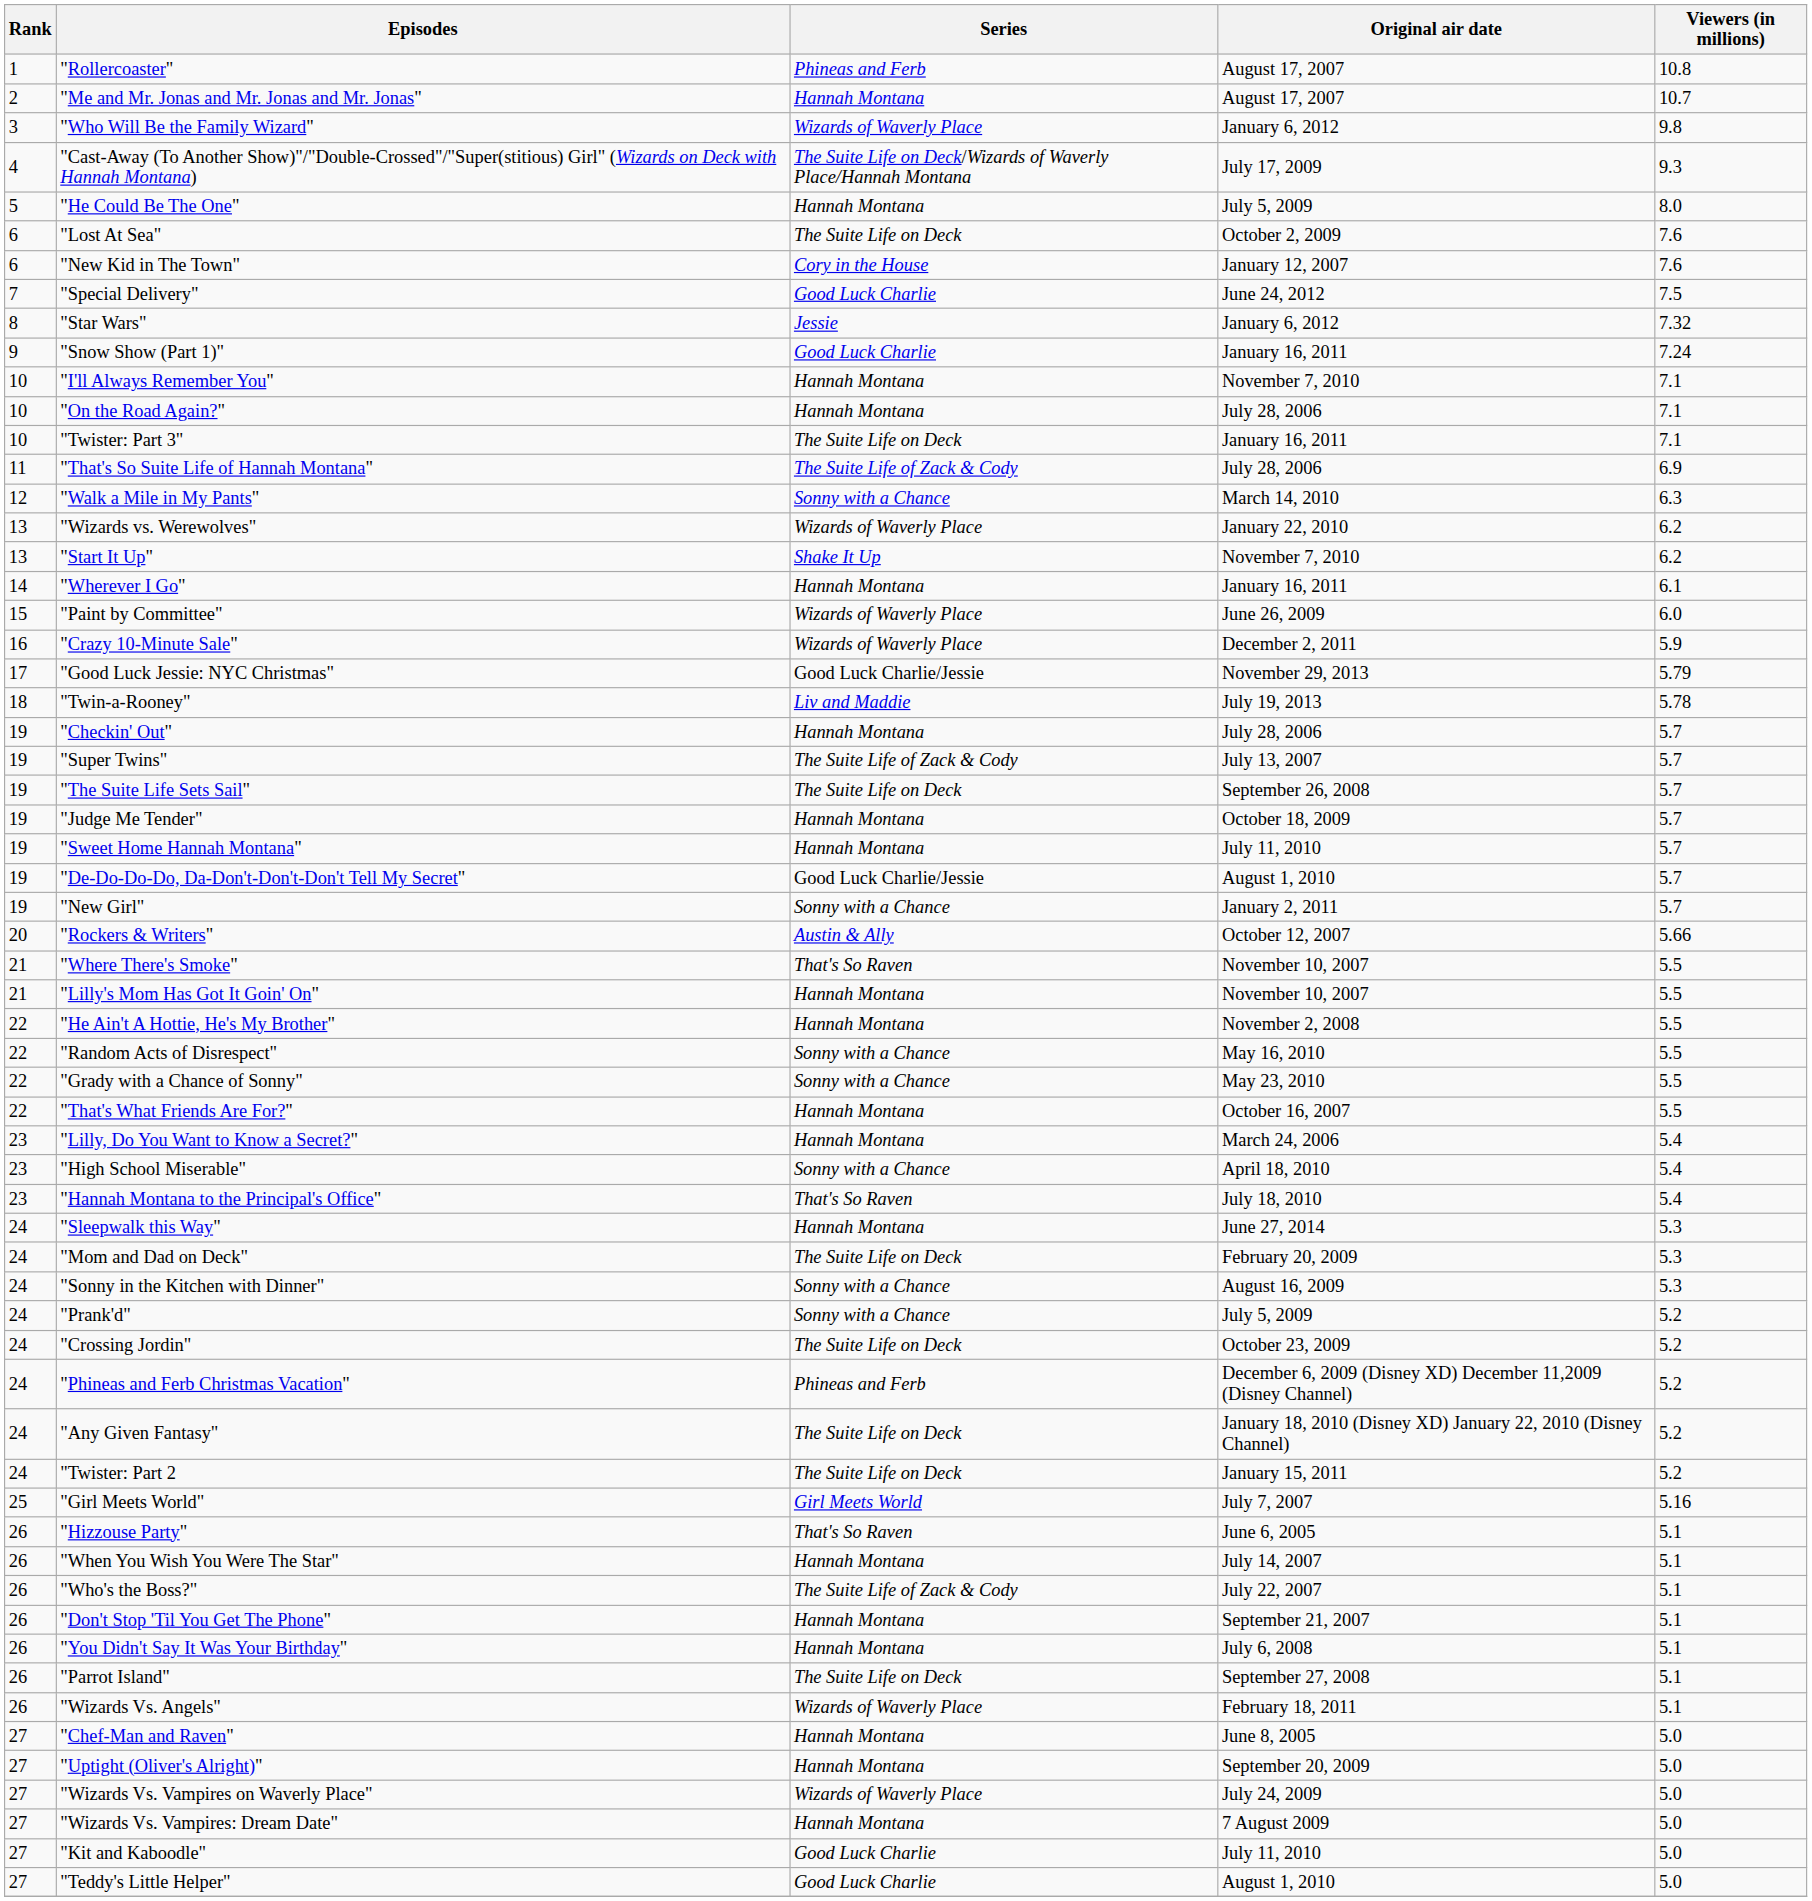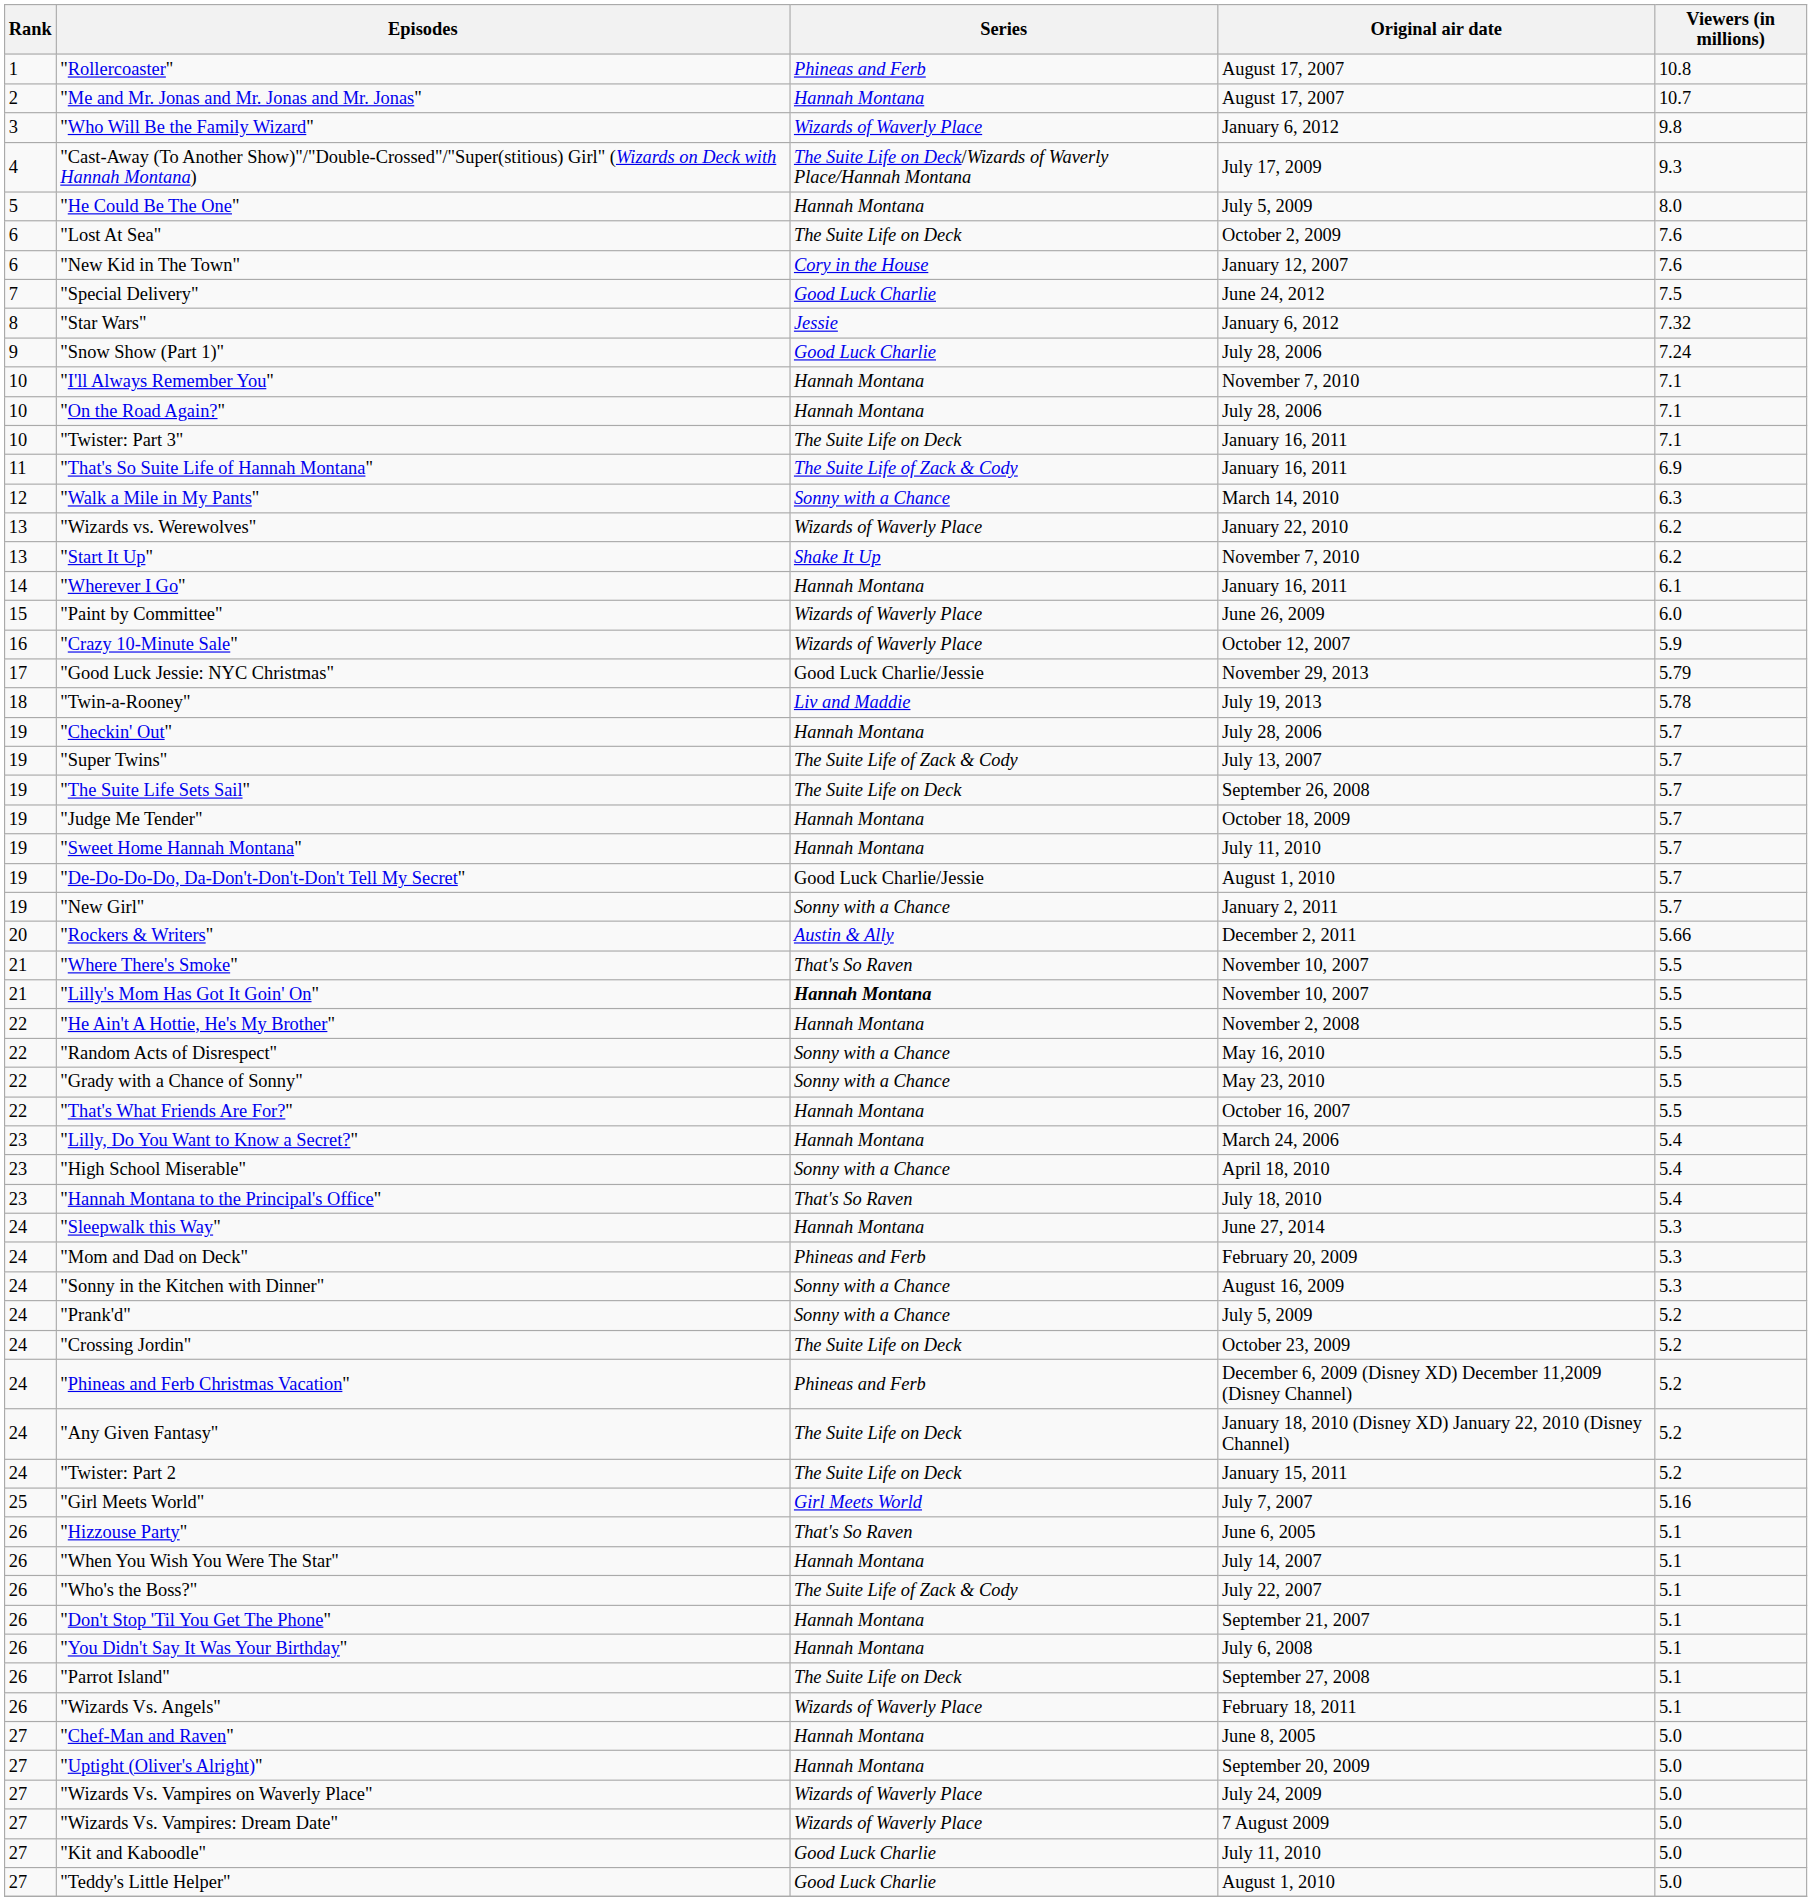(1285, 352) January 16, 2011 -> (1272, 352) July 28, 2006
(1272, 469) July 28, 2006 -> (1285, 469) January 16, 2011
(1289, 644) December 2, 2011 -> (1286, 644) October 12, 2007
(1286, 935) October 12, 2007 -> (1289, 935) December 2, 2011
(859, 994) normal -> (863, 994) bold
(878, 1256) The Suite Life on Deck -> (860, 1256) Phineas and Ferb
(859, 1823) Hannah Montana -> (888, 1823) Wizards of Waverly Place
